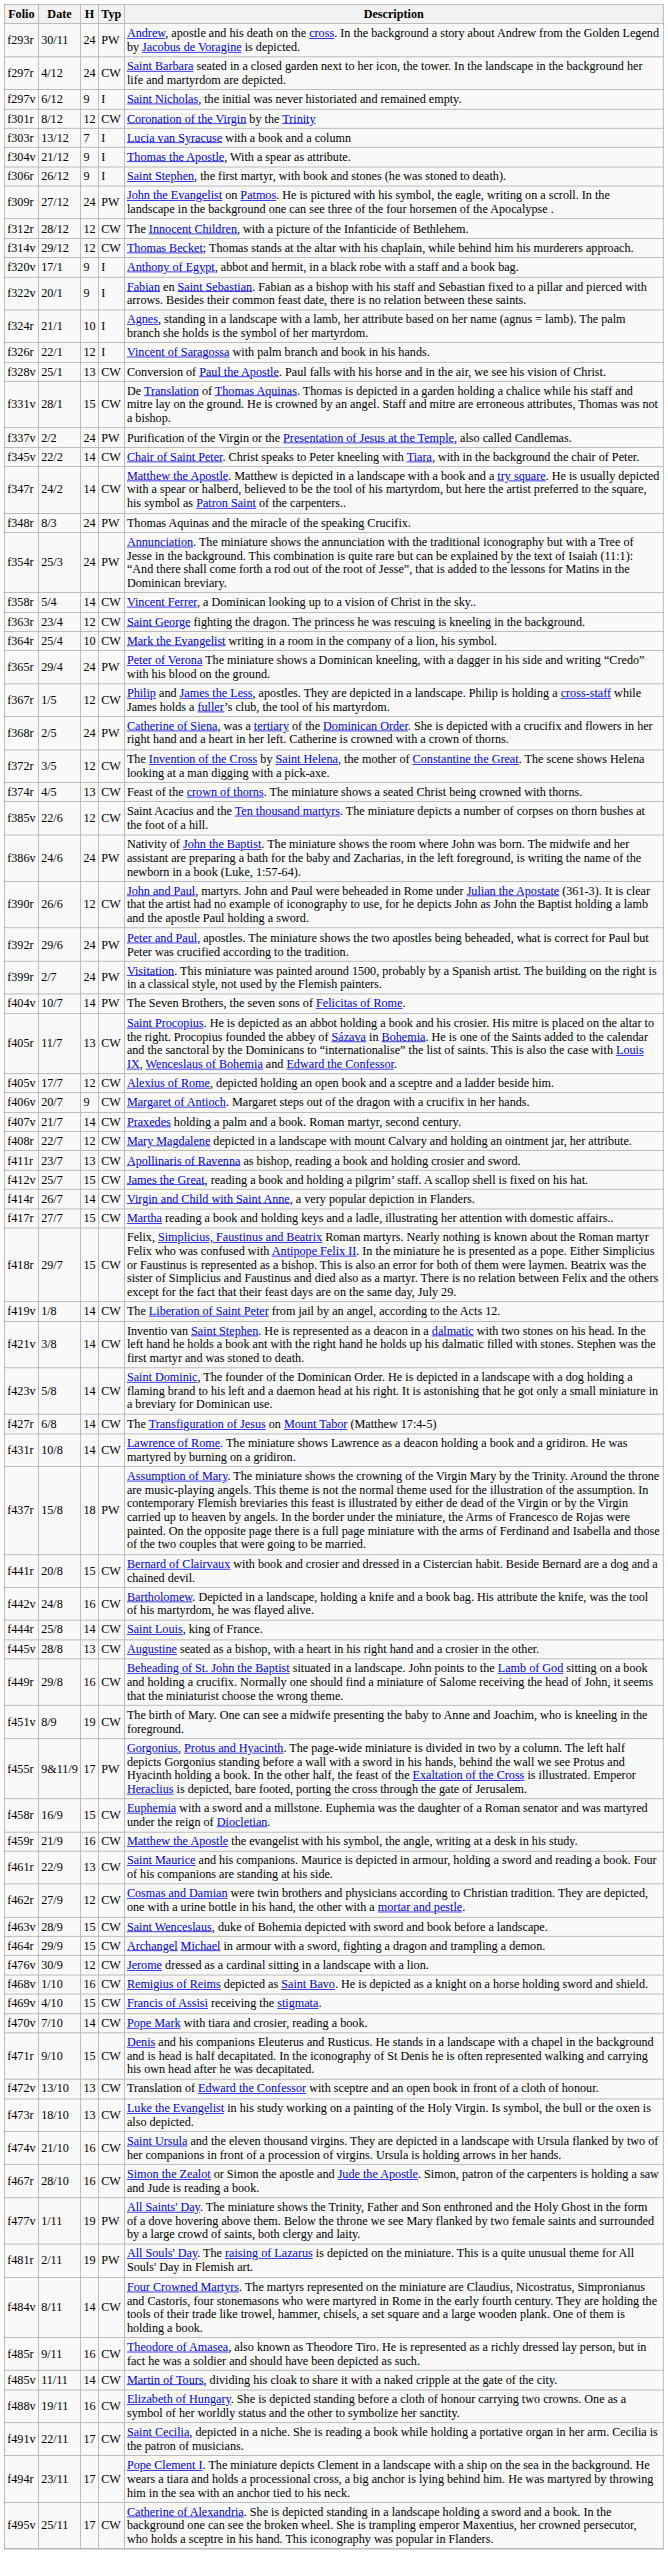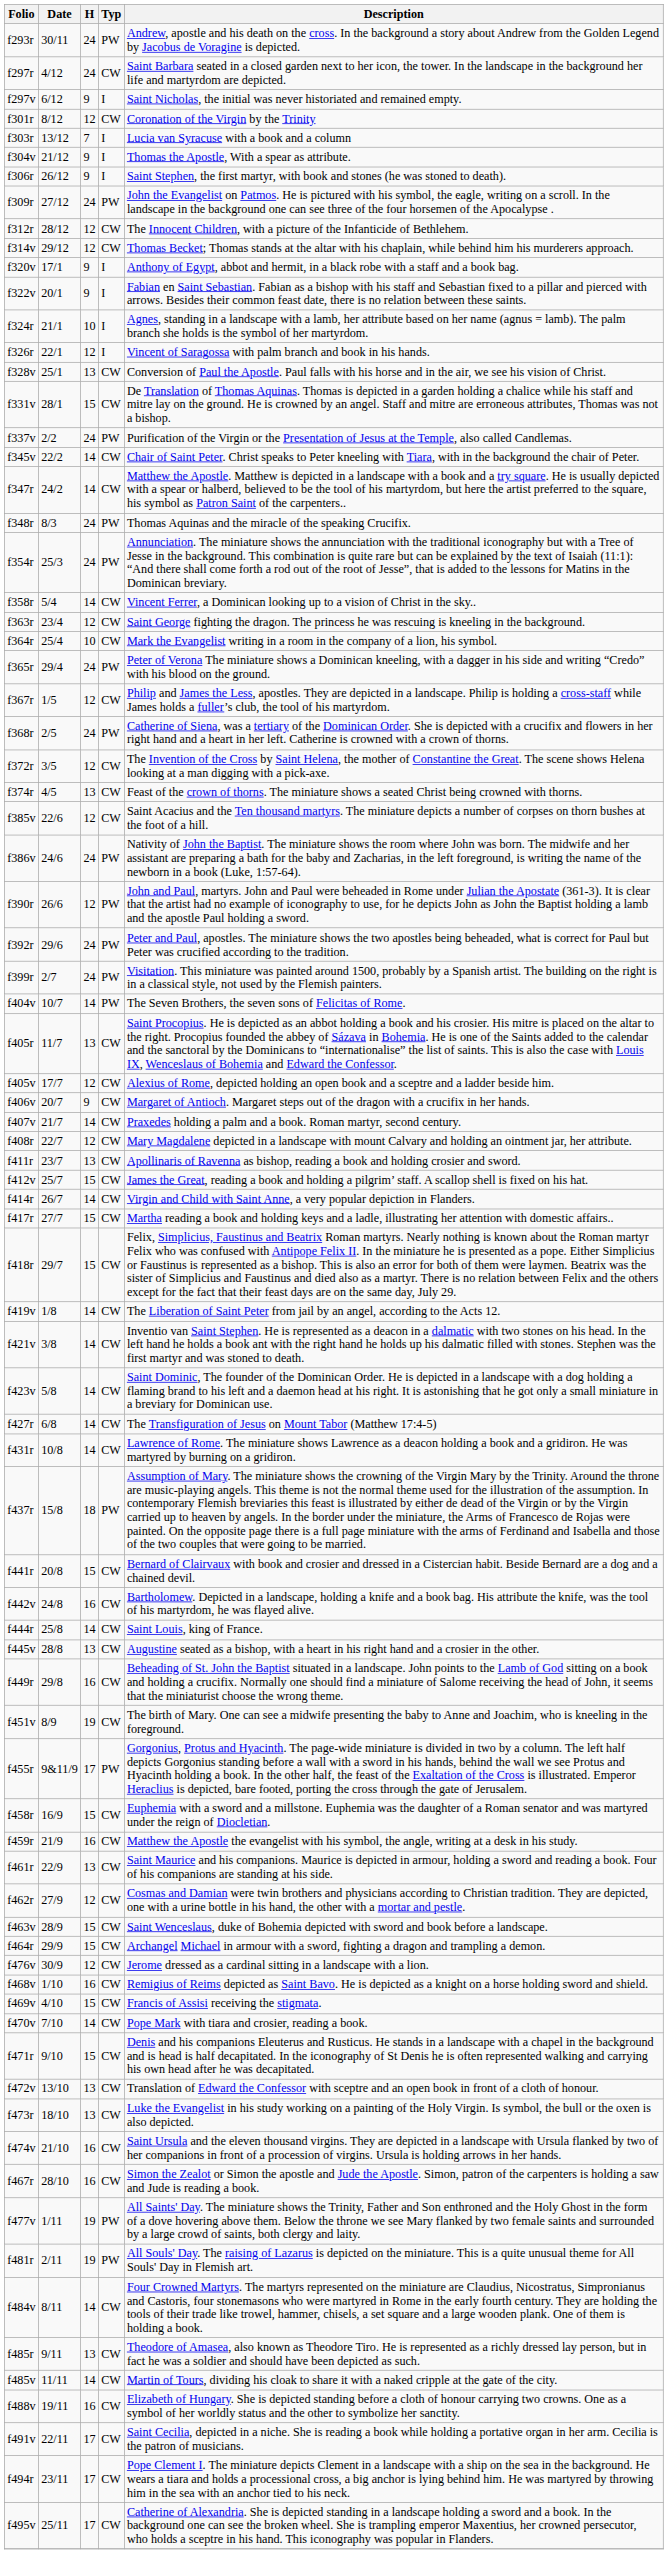(111, 904) CW -> (110, 904) PW
(90, 2354) 16 -> (90, 2354) 13
